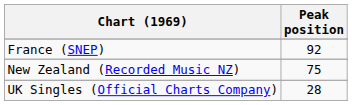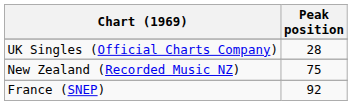rows swapped: (56, 49) <-> (143, 90)
